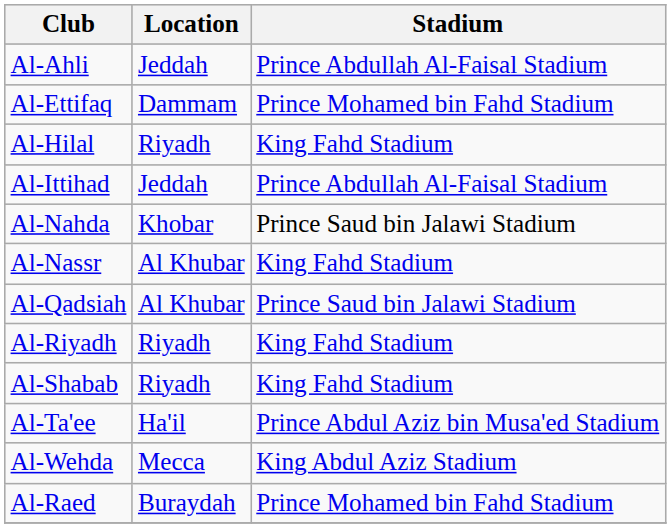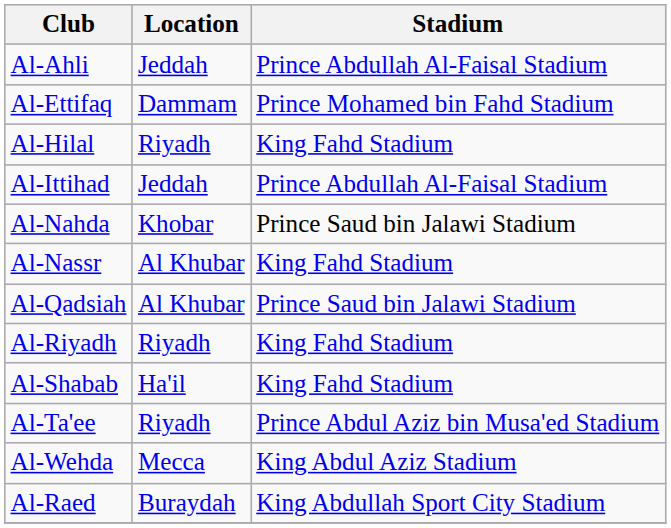(174, 382) Riyadh -> (162, 382) Ha'il
(162, 422) Ha'il -> (174, 422) Riyadh
(435, 502) Prince Mohamed bin Fahd Stadium -> (431, 502) King Abdullah Sport City Stadium
